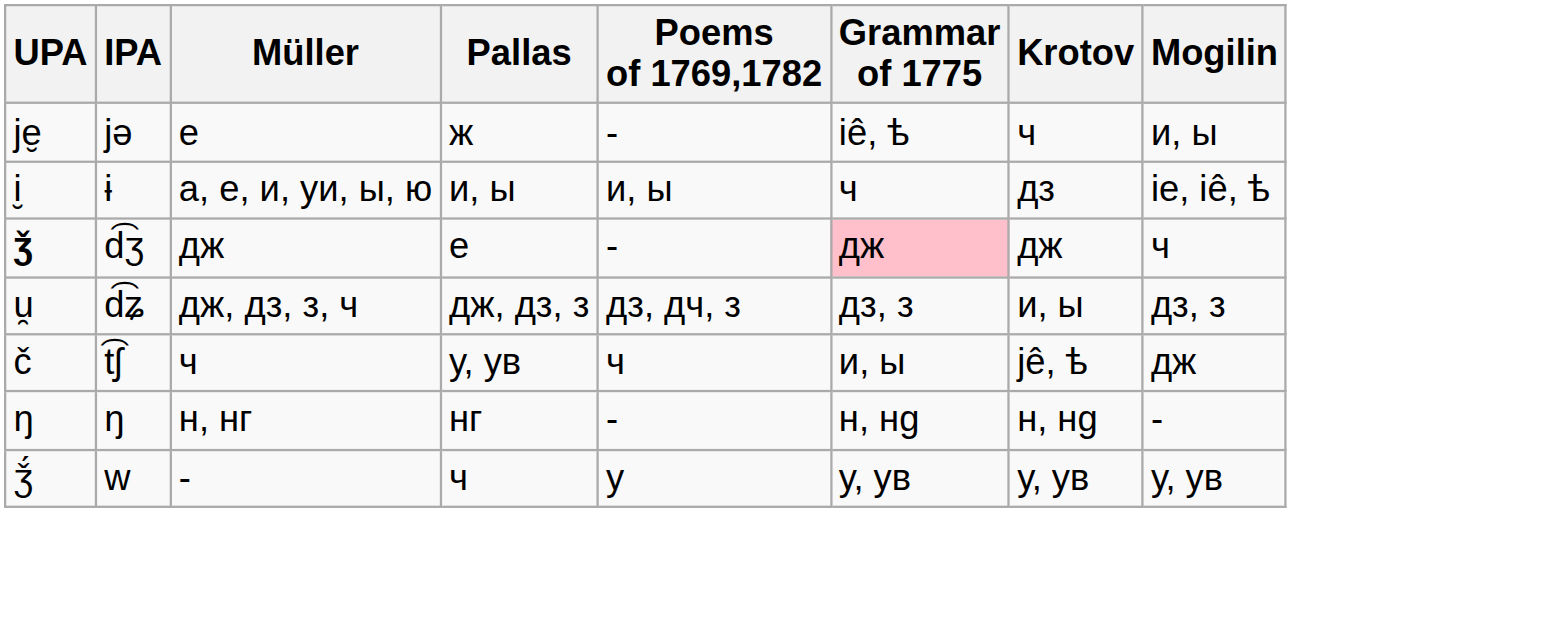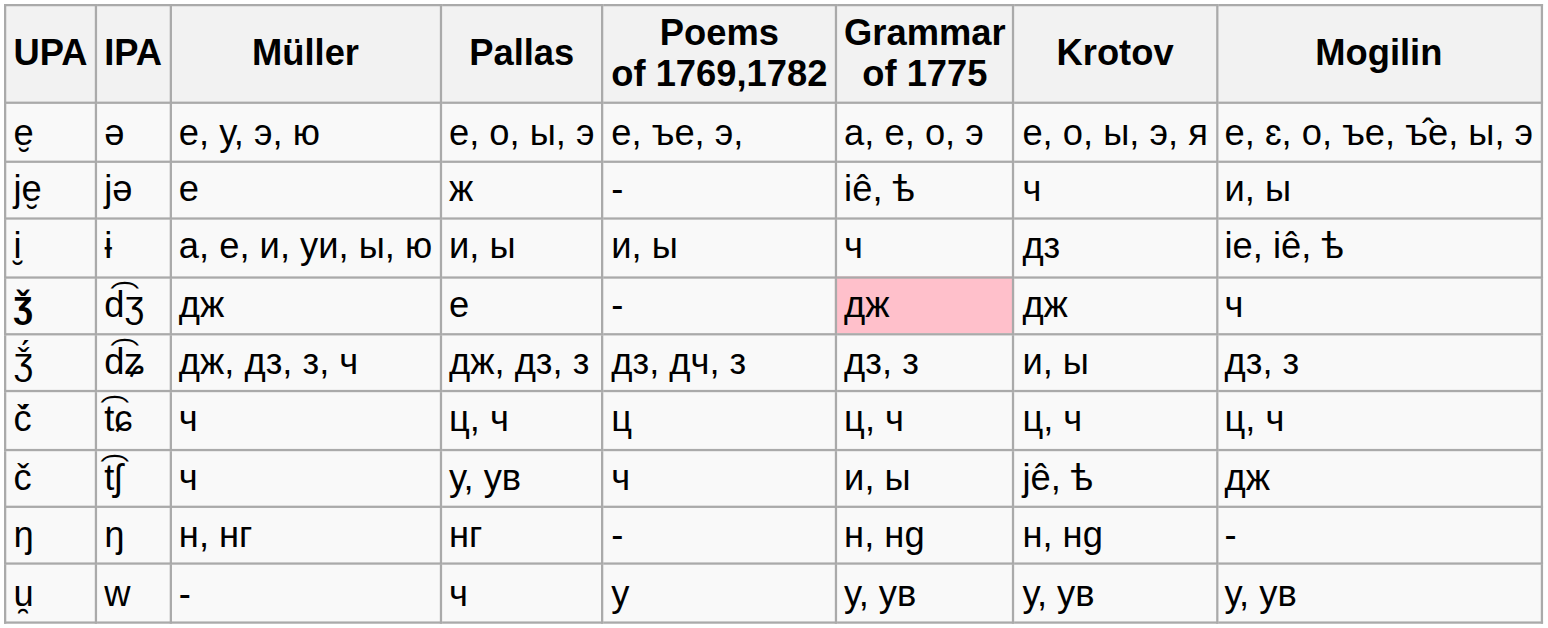+ row: (114, 131)
(24, 304) u̯ -> (23, 362) ǯ́
+ row: (118, 419)
(23, 477) ǯ́ -> (24, 592) u̯
